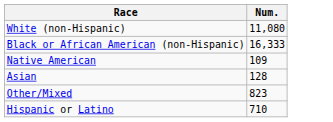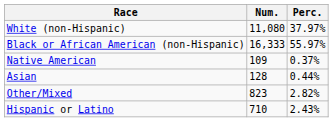+ column: (308, 12)
